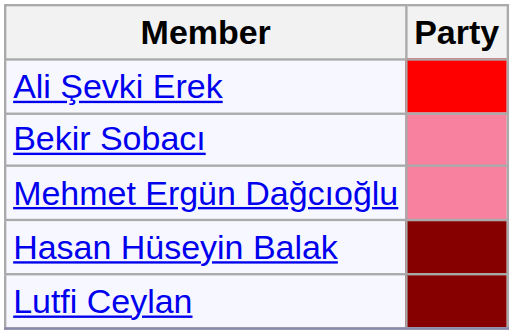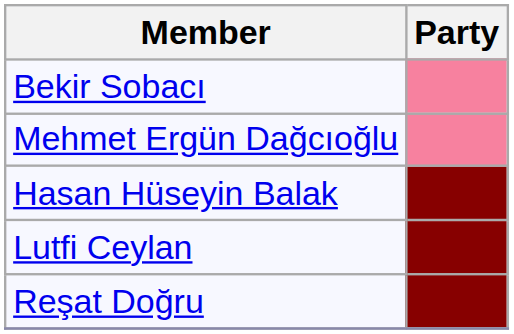- row: (118, 86)
+ row: (108, 301)
